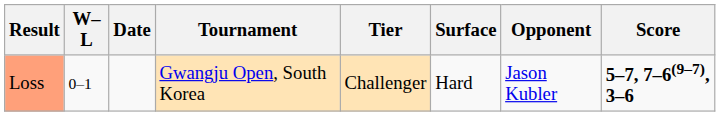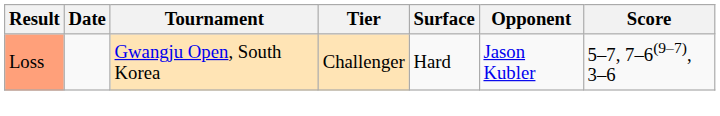- column: (87, 29)
(658, 83) bold -> (640, 62) normal
